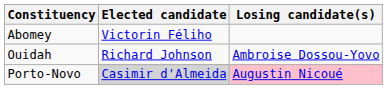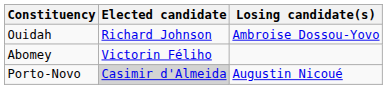rows swapped: (29, 34) <-> (29, 54)
(288, 74) pink background -> (288, 74) no background
